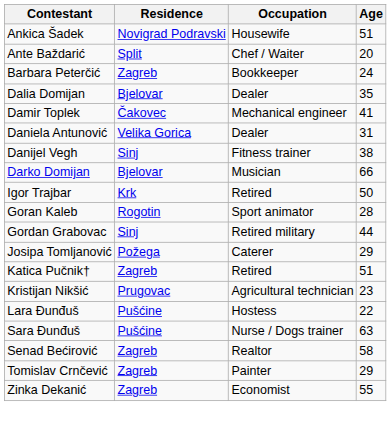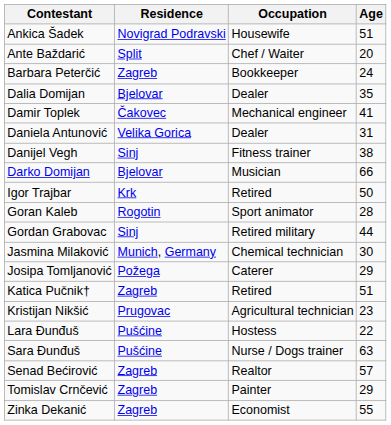+ row: (58, 251)
(366, 350) 58 -> (366, 370) 57
